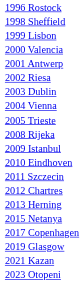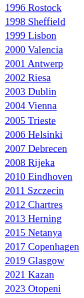+ row: (34, 134)
+ row: (36, 148)
- row: (33, 148)
